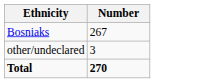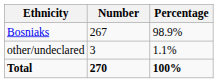+ column: (181, 13)
